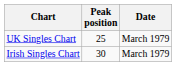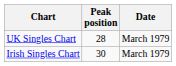(101, 38) 25 -> (101, 38) 28
